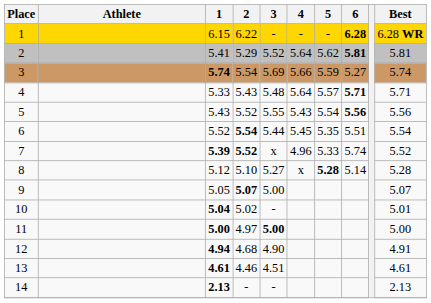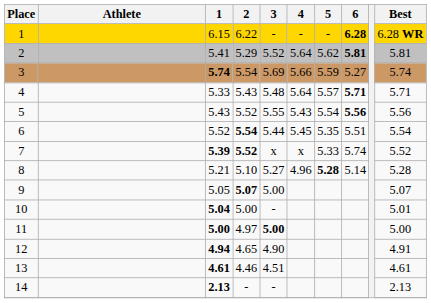(301, 151) 4.96 -> (301, 151) x
(219, 170) 5.12 -> (219, 170) 5.21
(301, 170) x -> (301, 170) 4.96
(246, 209) 5.02 -> (246, 209) 5.00
(246, 248) 4.68 -> (246, 248) 4.65
